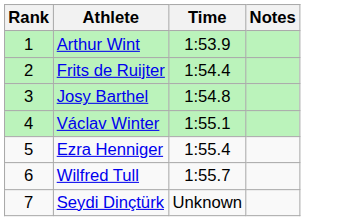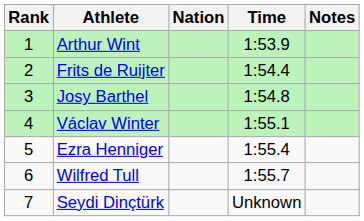+ column: (198, 17)
